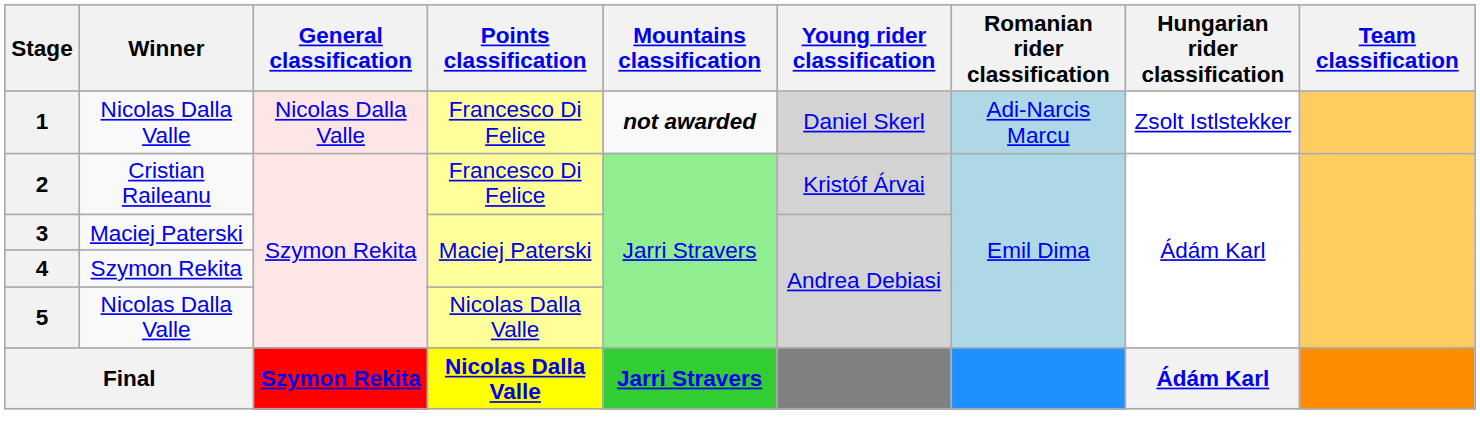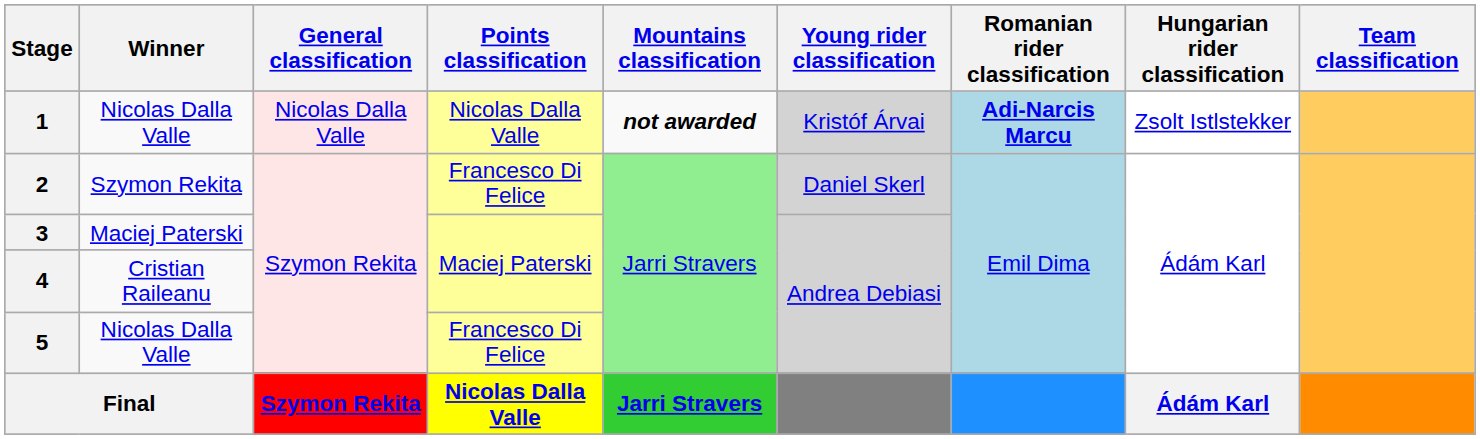(515, 123) Francesco Di Felice -> (515, 123) Nicolas Dalla Valle
(864, 123) Daniel Skerl -> (864, 123) Kristóf Árvai
(1038, 123) normal -> (1038, 123) bold
(166, 184) Cristian Raileanu -> (166, 184) Szymon Rekita
(864, 184) Kristóf Árvai -> (864, 184) Daniel Skerl
(166, 269) Szymon Rekita -> (166, 281) Cristian Raileanu
(515, 317) Nicolas Dalla Valle -> (515, 343) Francesco Di Felice
